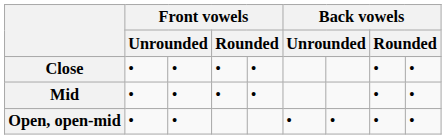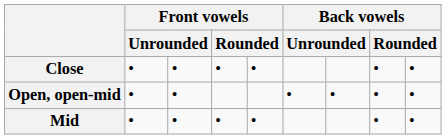rows swapped: (64, 95) <-> (64, 120)
